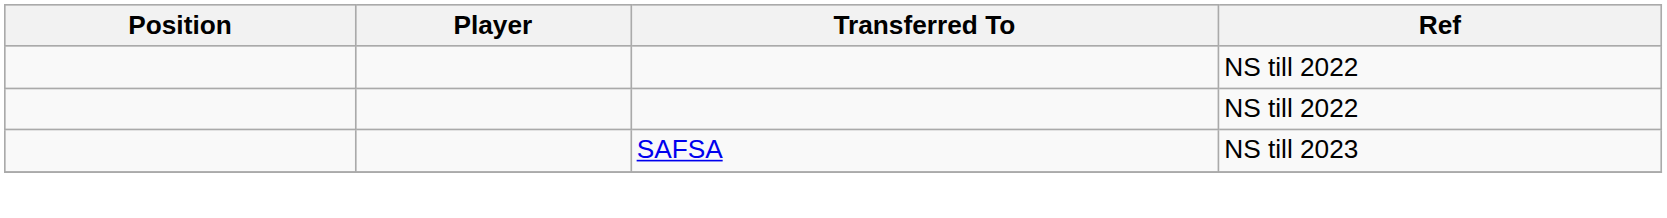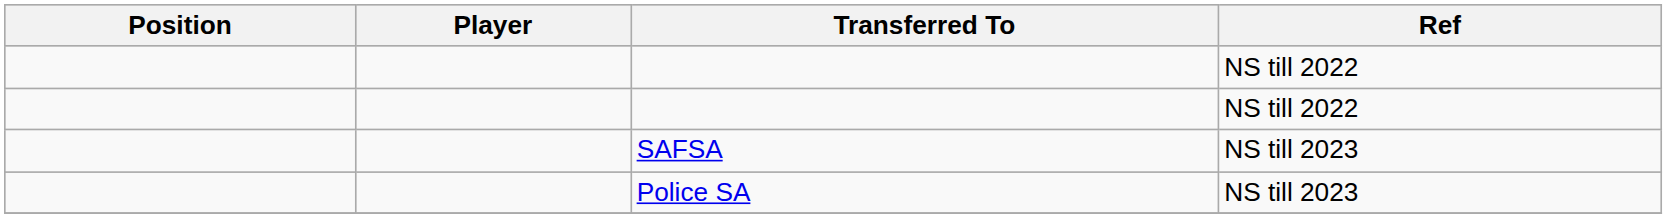+ row: (694, 191)
